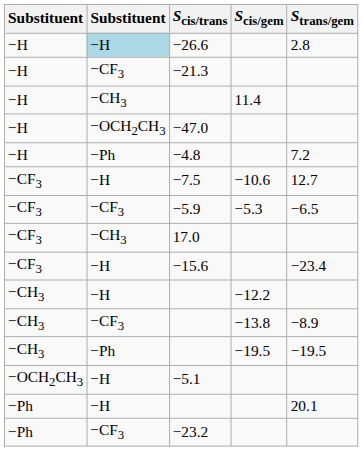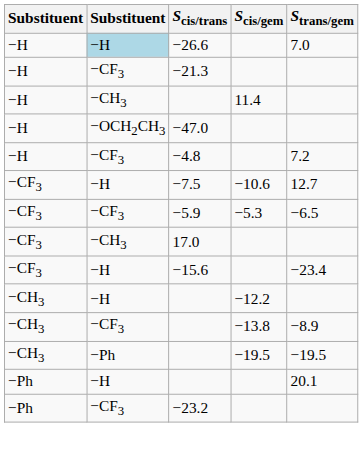(300, 45) 2.8 -> (300, 45) 7.0
(103, 154) −Ph -> (107, 156) −CF3
- row: (187, 379)
